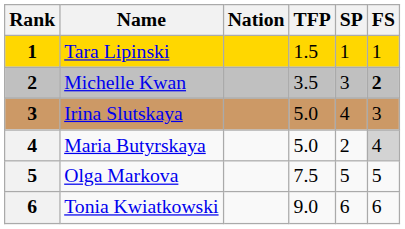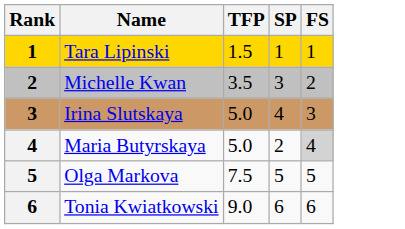- column: (256, 20)
(377, 82) bold -> (311, 82) normal
